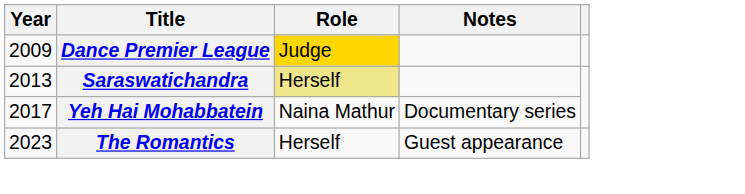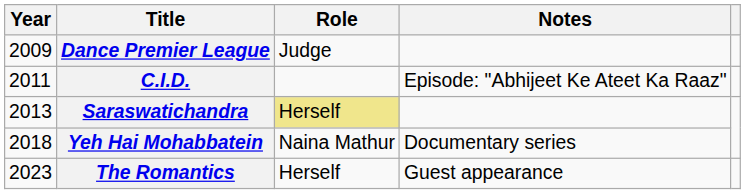(305, 50) gold background -> (305, 50) no background
+ row: (165, 81)
(31, 111) 2017 -> (31, 142) 2018
